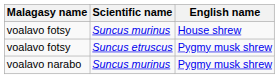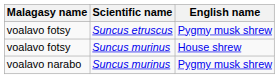rows swapped: (39, 47) <-> (39, 30)
